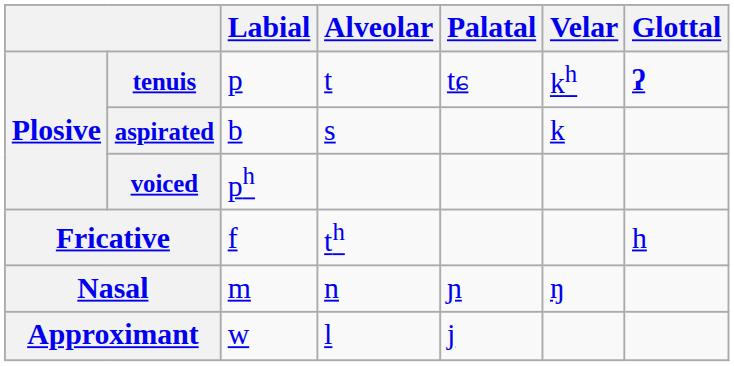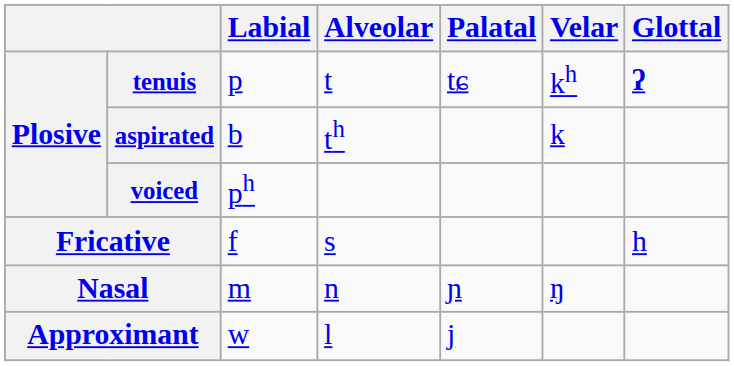(330, 130) s -> (334, 134) th
(334, 237) th -> (330, 241) s
